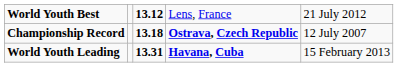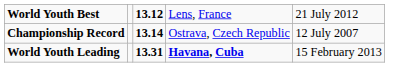(149, 33) 13.18 -> (149, 33) 13.14
(233, 33) bold -> (229, 33) normal
